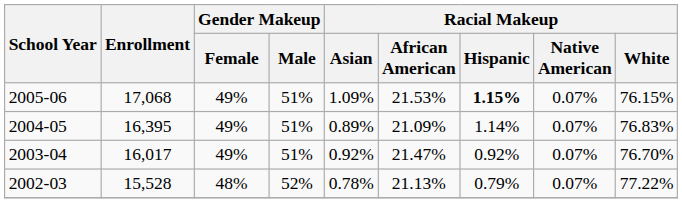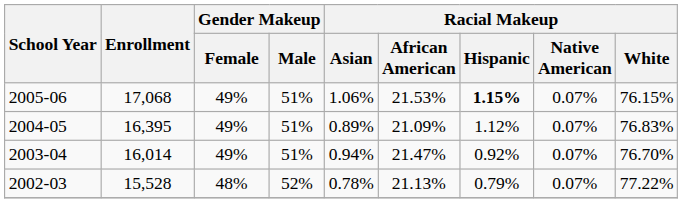(351, 97) 1.09% -> (351, 97) 1.06%
(497, 126) 1.14% -> (497, 126) 1.12%
(147, 155) 16,017 -> (147, 155) 16,014
(351, 155) 0.92% -> (351, 155) 0.94%
